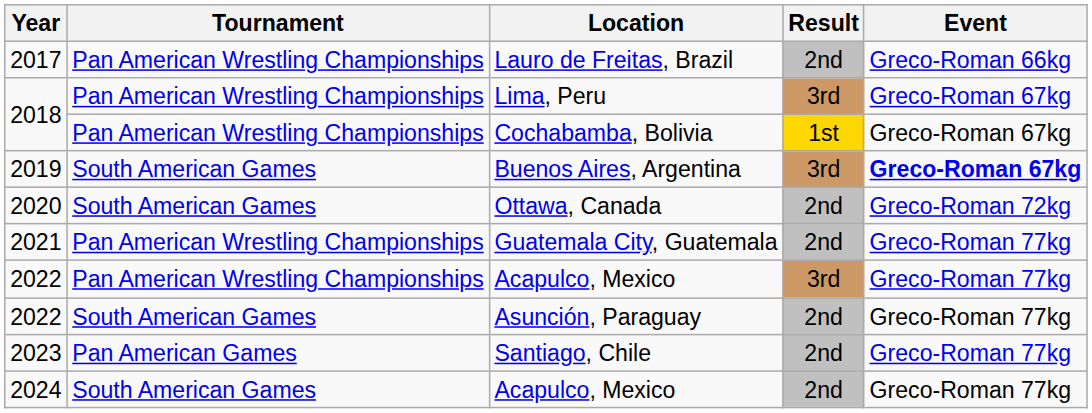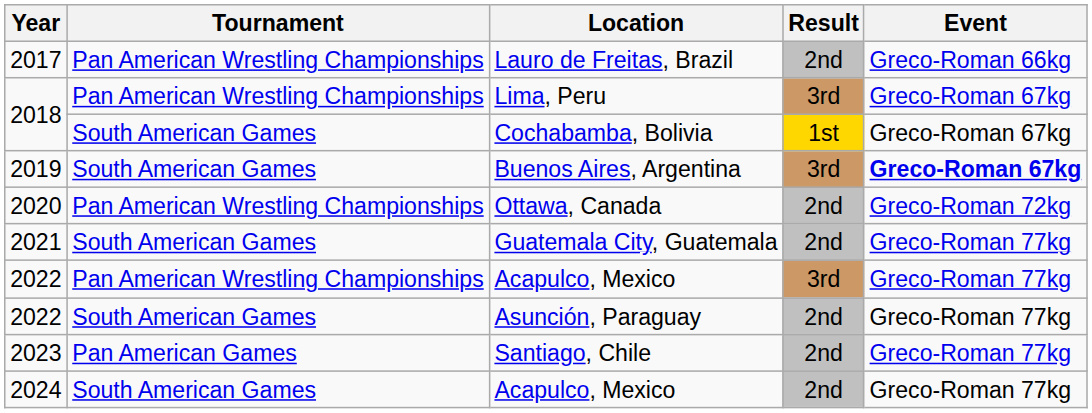(278, 133) Pan American Wrestling Championships -> (194, 133) South American Games
(194, 206) South American Games -> (278, 206) Pan American Wrestling Championships
(278, 243) Pan American Wrestling Championships -> (194, 243) South American Games
